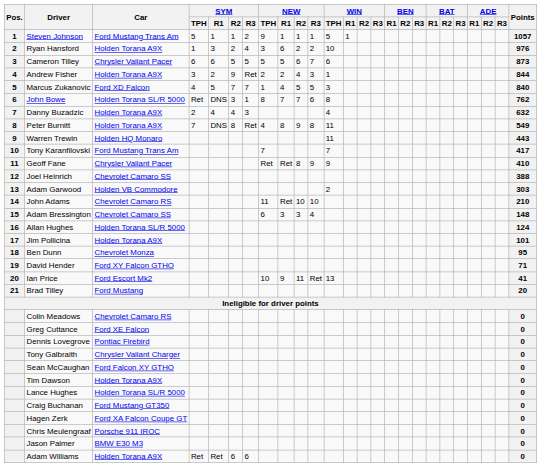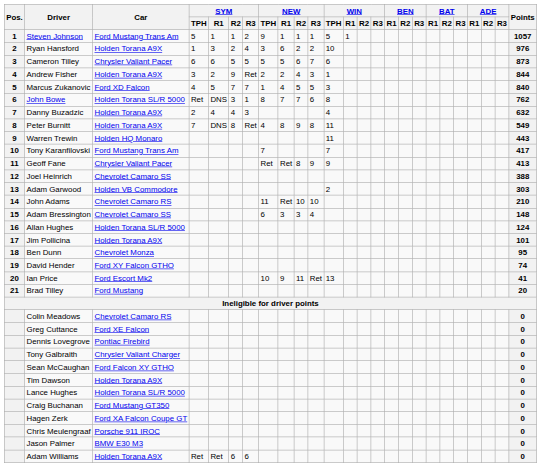(523, 164) 410 -> (523, 164) 413
(523, 265) 71 -> (523, 265) 74
